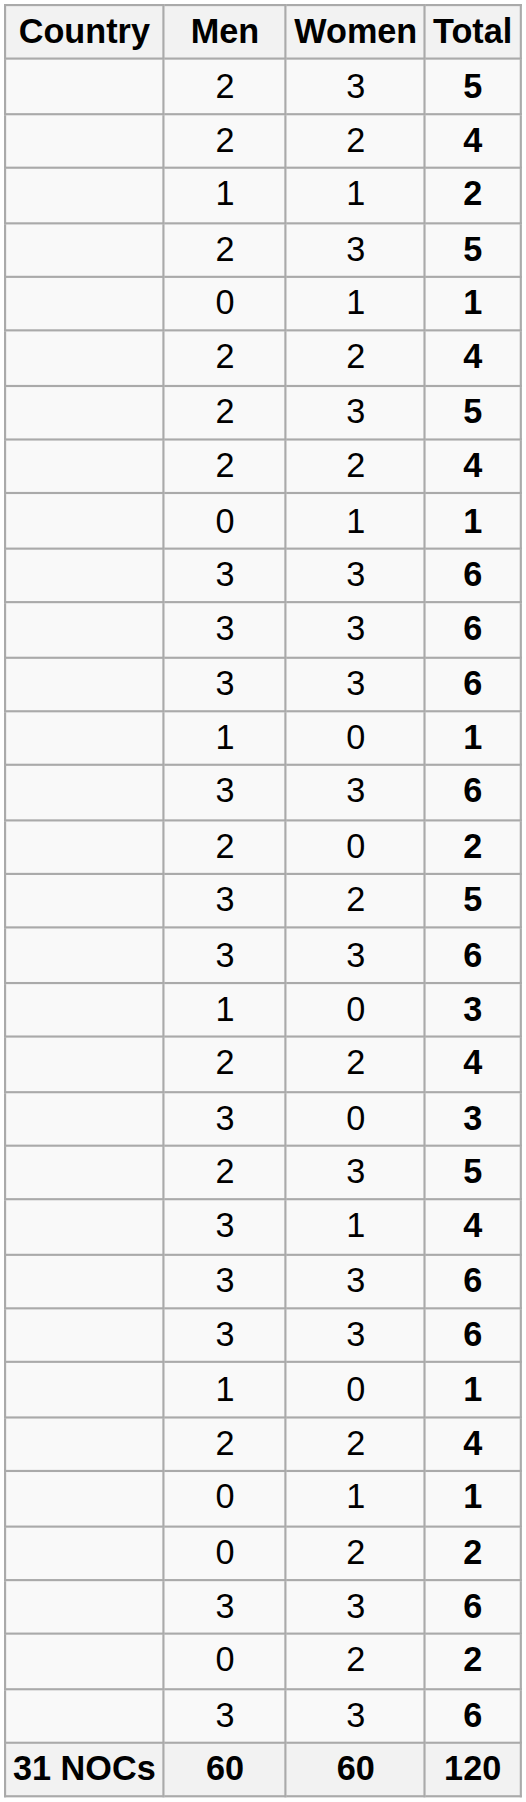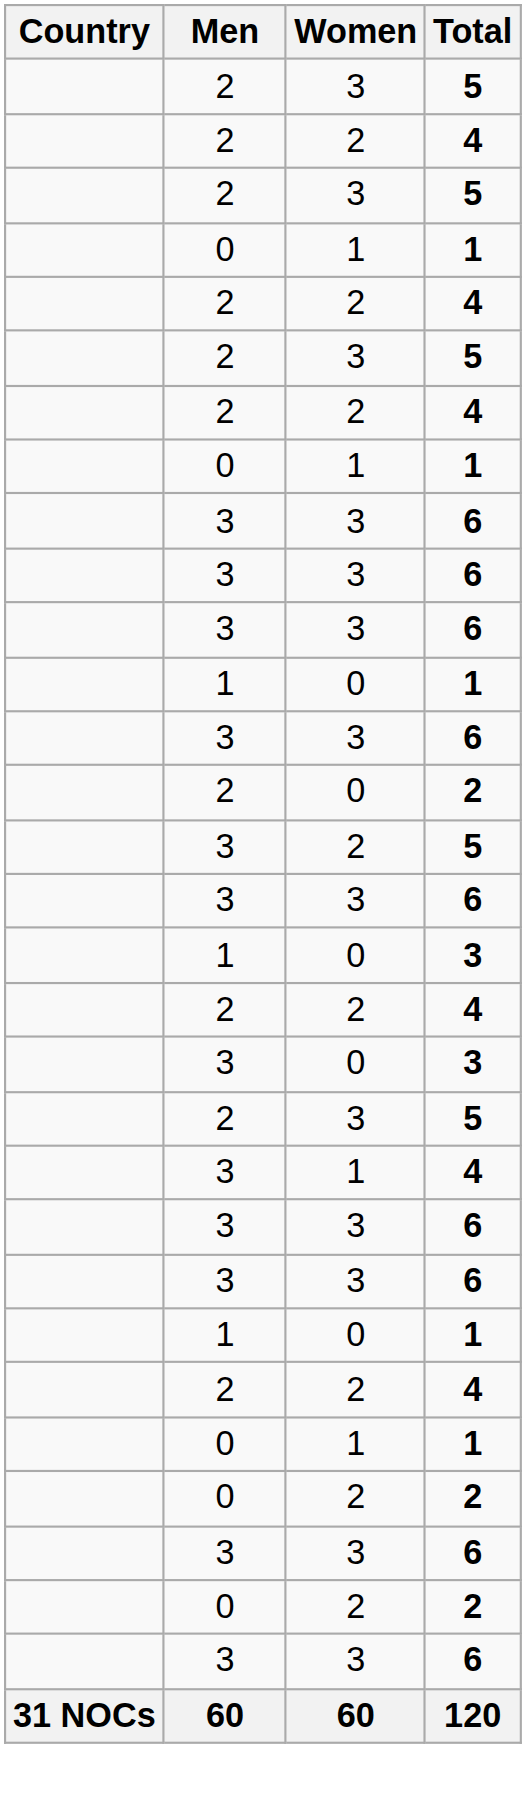- row: (225, 194)
